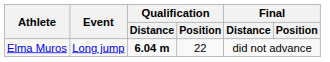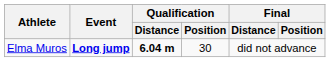(98, 48) normal -> (101, 48) bold
(200, 48) 22 -> (205, 48) 30
